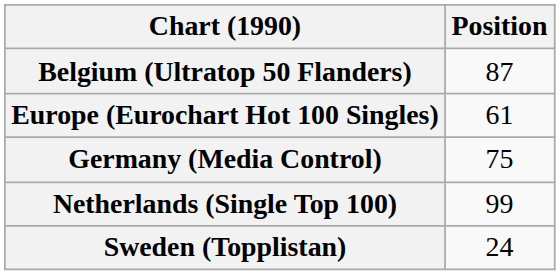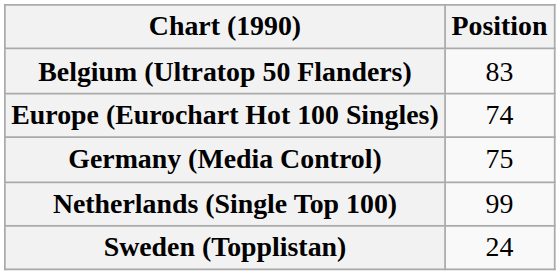(499, 70) 87 -> (499, 70) 83
(499, 114) 61 -> (499, 114) 74
